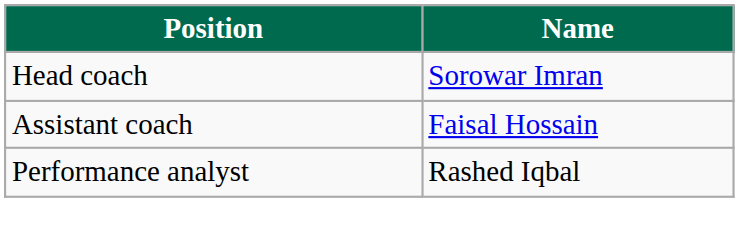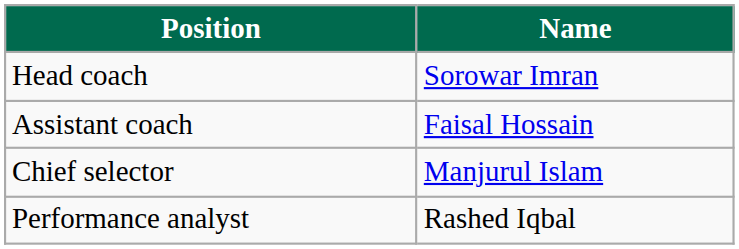+ row: (93, 171)
